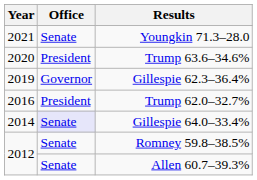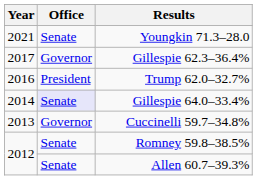- row: (197, 57)
(21, 79) 2019 -> (21, 57) 2017
+ row: (188, 121)
